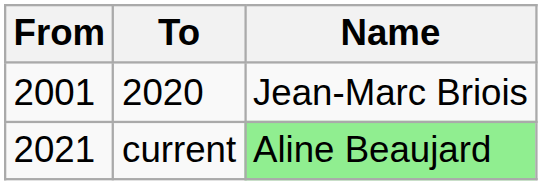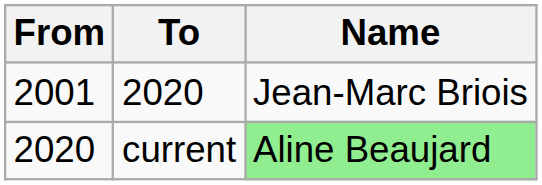(54, 149) 2021 -> (54, 149) 2020
